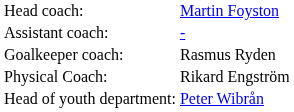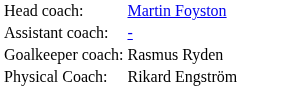- row: (90, 98)
